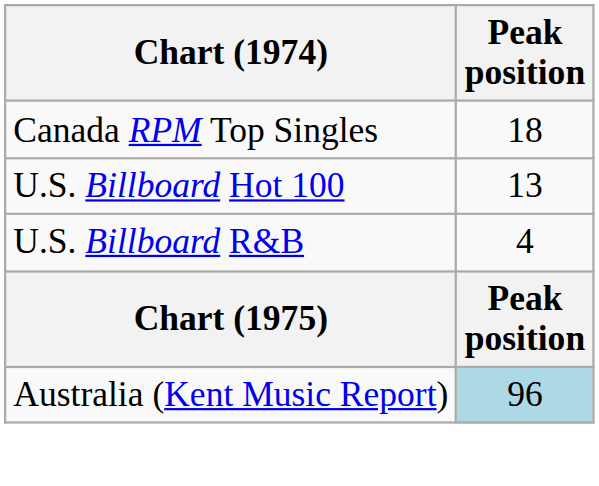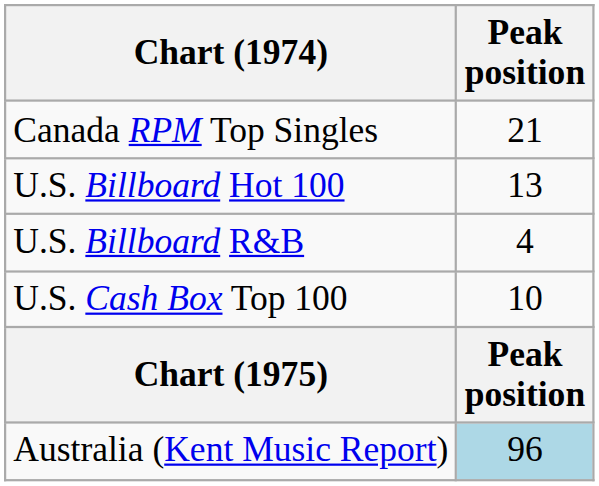(525, 128) 18 -> (525, 128) 21
+ row: (180, 297)
